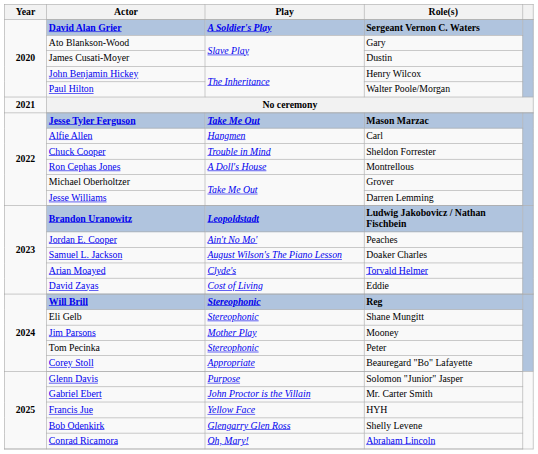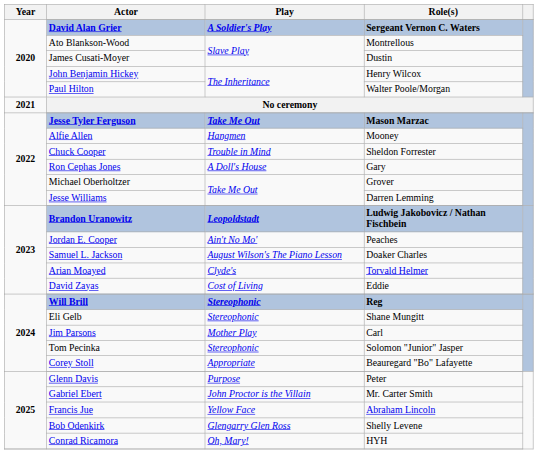(376, 43) Gary -> (390, 43) Montrellous
(375, 136) Carl -> (382, 136) Mooney
(390, 167) Montrellous -> (376, 167) Gary
(382, 332) Mooney -> (375, 332) Carl
(376, 348) Peter -> (415, 348) Solomon "Junior" Jasper
(415, 379) Solomon "Junior" Jasper -> (376, 379) Peter
(377, 410) HYH -> (401, 410) Abraham Lincoln
(401, 441) Abraham Lincoln -> (377, 441) HYH
